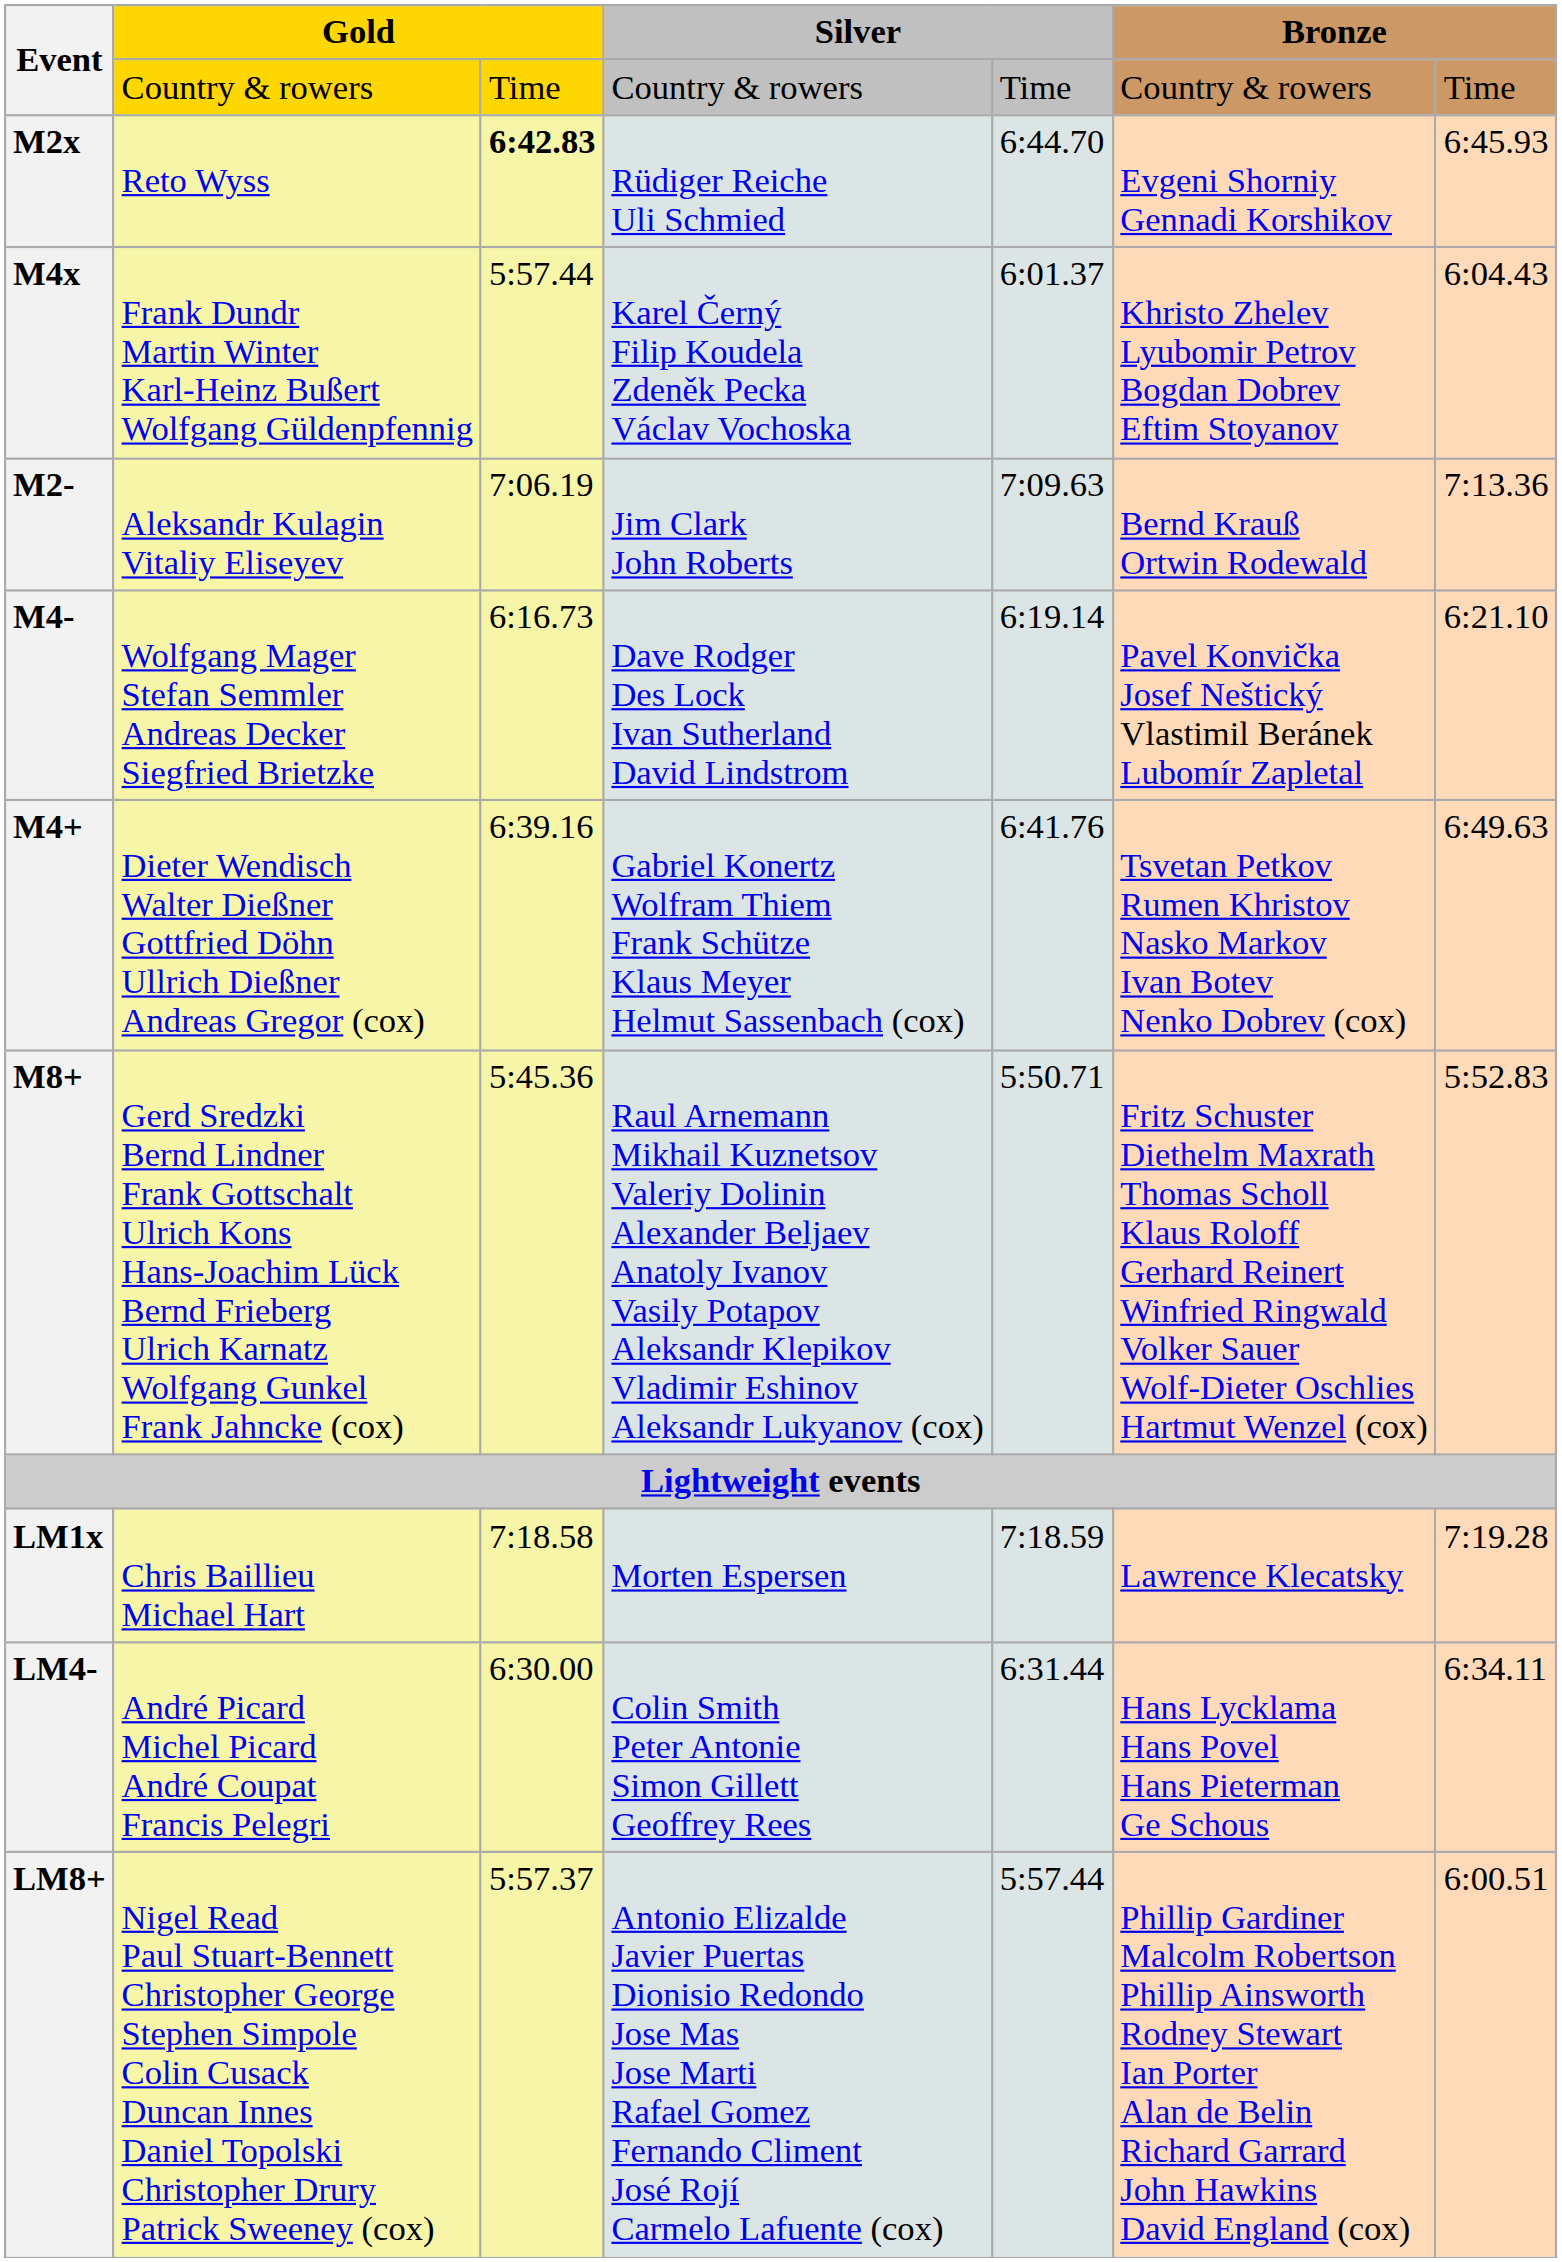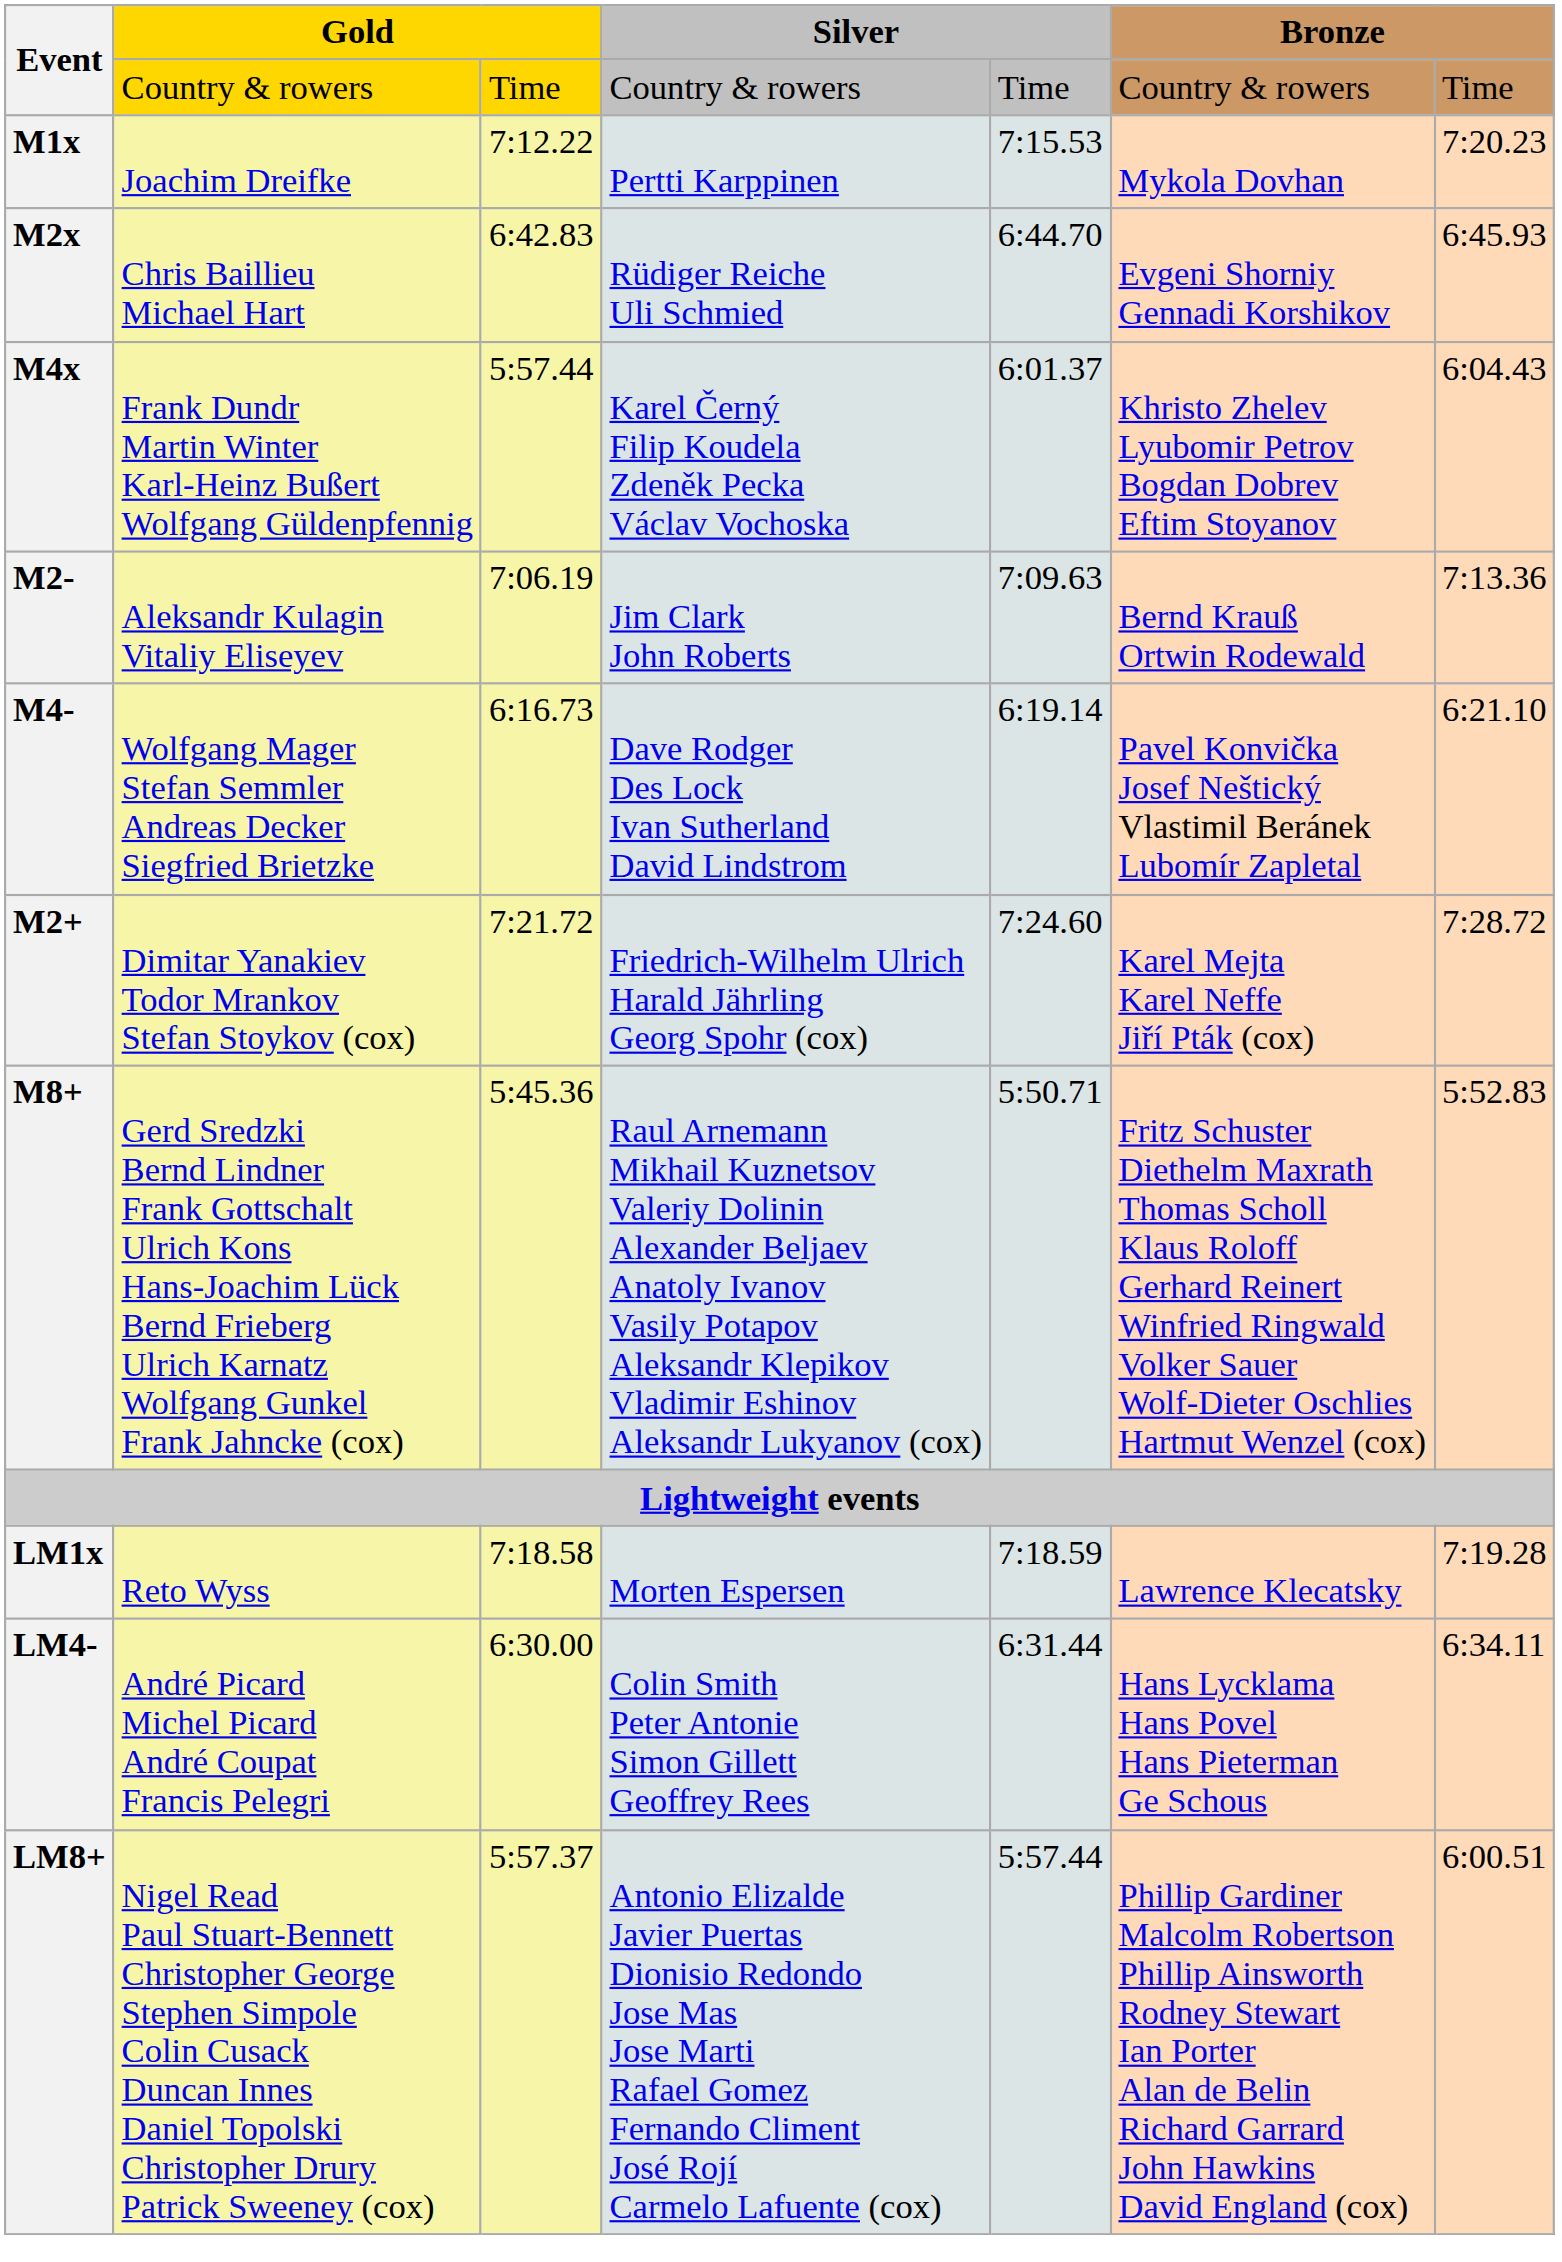+ row: (47, 141)
(196, 180) Reto Wyss -> (218, 293) Chris Baillieu Michael Hart
(542, 141) bold -> (541, 235) normal
+ row: (48, 921)
- row: (48, 827)
(218, 1594) Chris Baillieu Michael Hart -> (196, 1590) Reto Wyss
